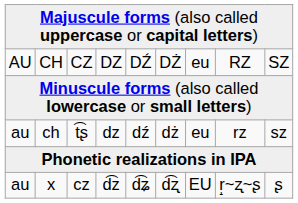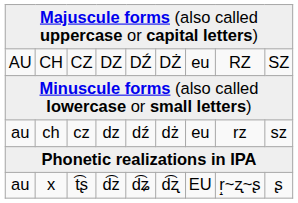(82, 133) t͡ʂ -> (82, 133) cz
(82, 185) cz -> (82, 185) t͡ʂ
